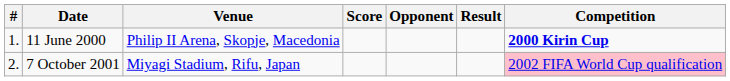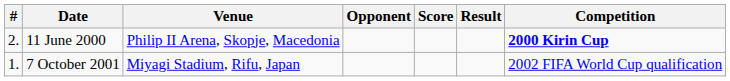columns swapped: (421, 16) <-> (364, 16)
(14, 40) 1. -> (14, 40) 2.
(14, 64) 2. -> (14, 64) 1.
(615, 64) pink background -> (615, 64) no background
